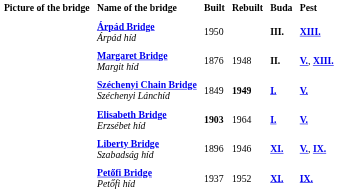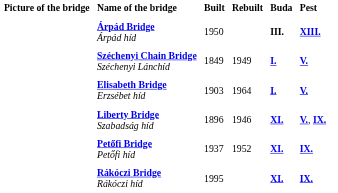- row: (132, 61)
(242, 90) bold -> (242, 61) normal
(214, 120) bold -> (214, 90) normal
+ row: (129, 178)
